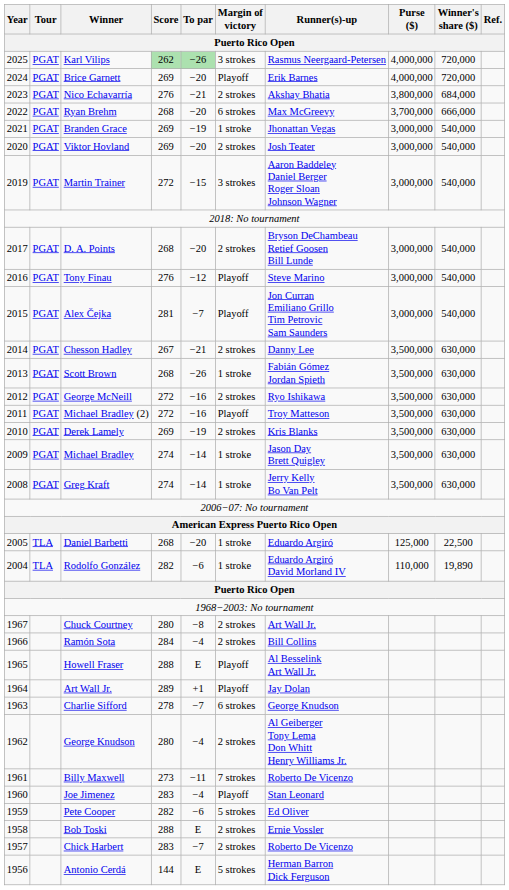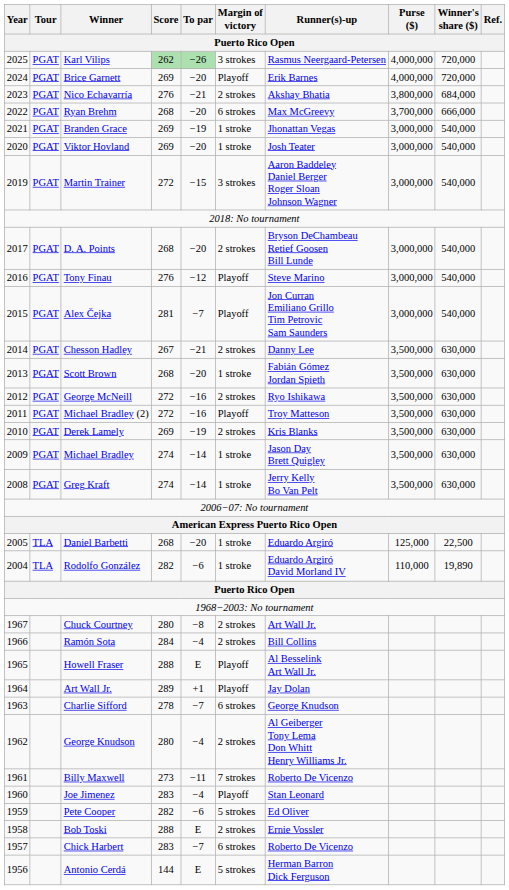(237, 146) 2 strokes -> (234, 146) 1 stroke
(198, 373) −26 -> (198, 373) −20
(237, 847) 2 strokes -> (237, 847) 6 strokes
